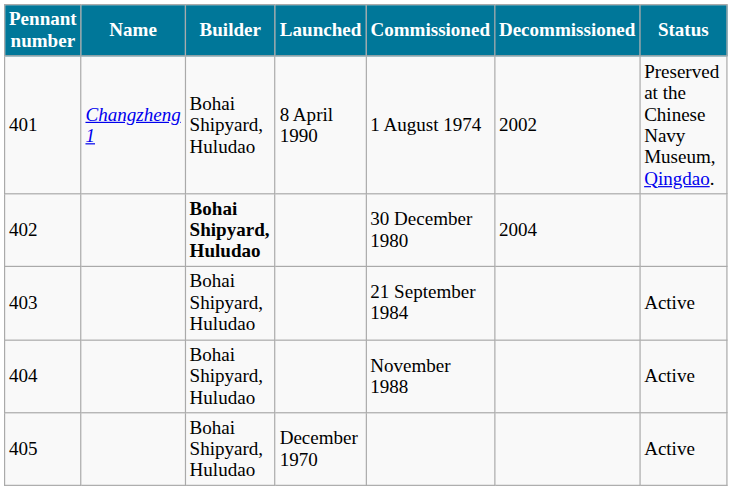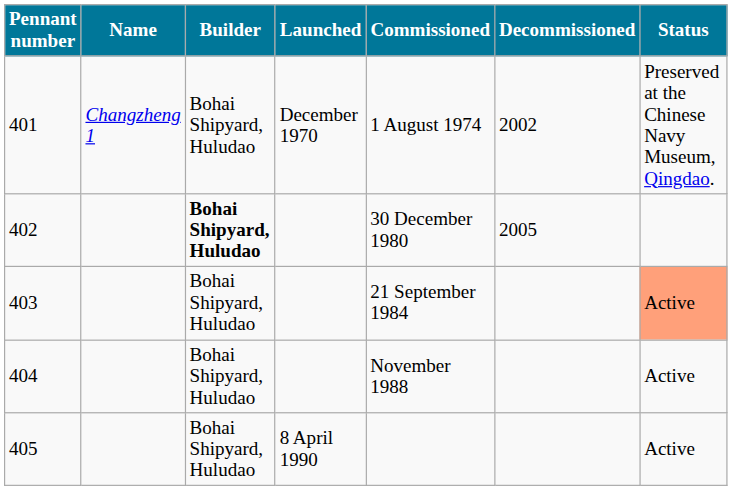(306, 124) 8 April 1990 -> (319, 124) December 1970
(518, 229) 2004 -> (518, 229) 2005
(670, 302) no background -> (670, 302) lightsalmon background
(319, 449) December 1970 -> (306, 449) 8 April 1990
